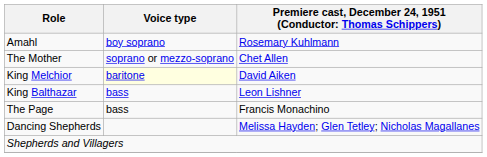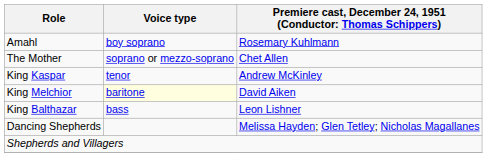+ row: (36, 76)
- row: (30, 110)
